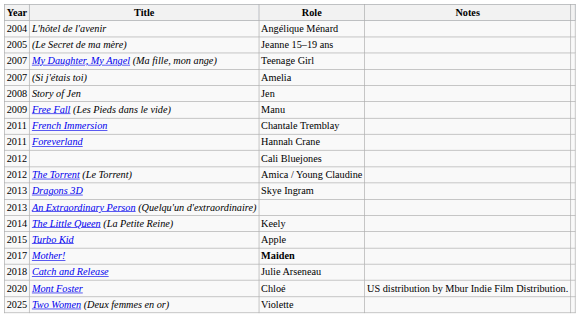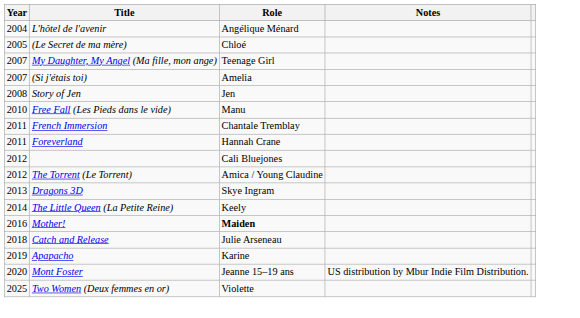(297, 45) Jeanne 15–19 ans -> (234, 45) Chloé
(17, 110) 2009 -> (17, 110) 2010
- row: (144, 207)
- row: (53, 239)
(17, 256) 2017 -> (17, 223) 2016
+ row: (53, 256)
(273, 288) Chloé -> (258, 272) Jeanne 15–19 ans
